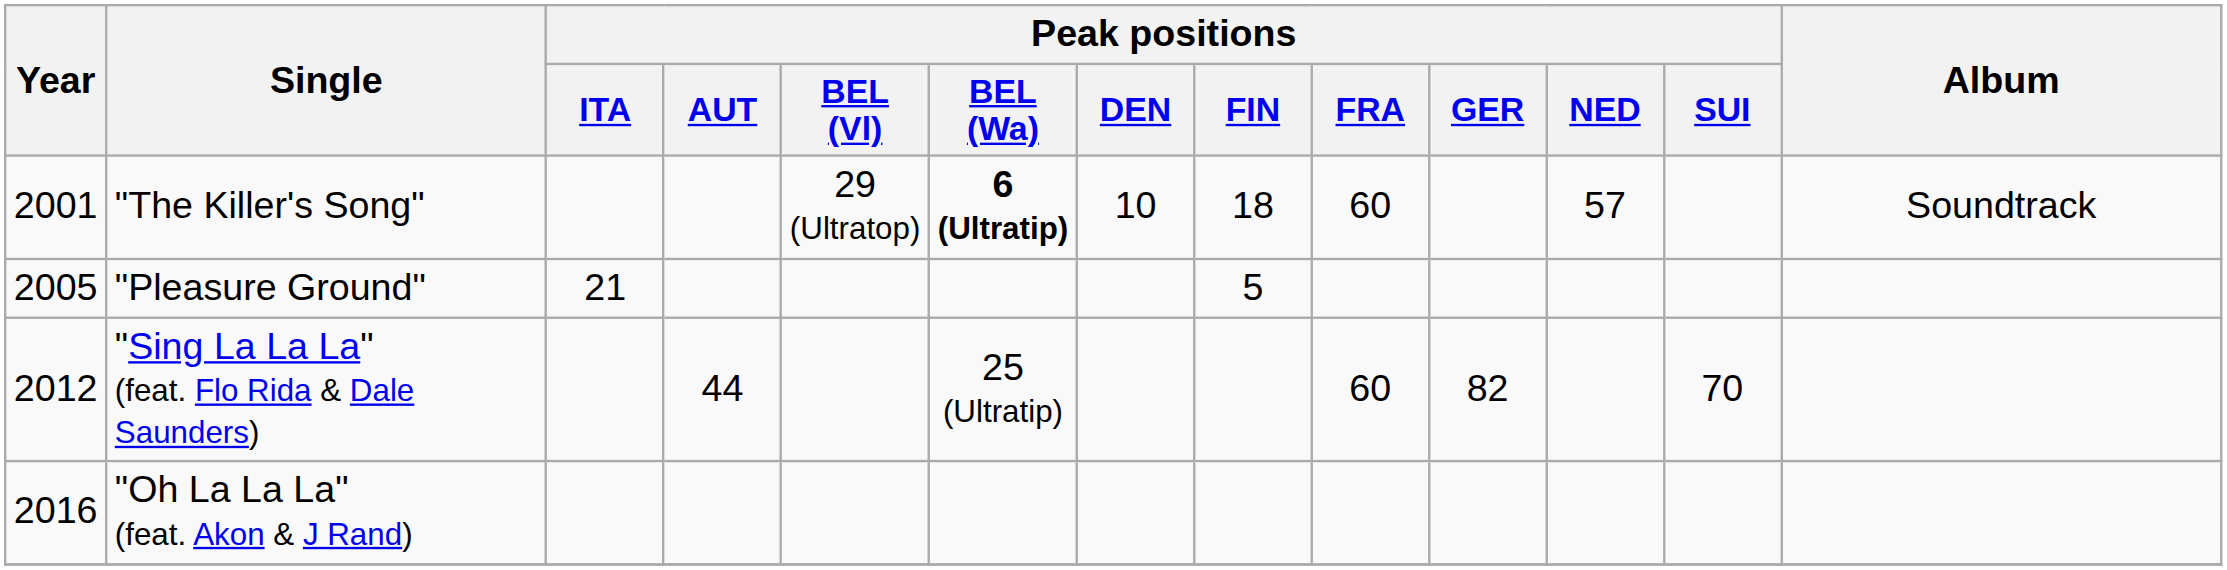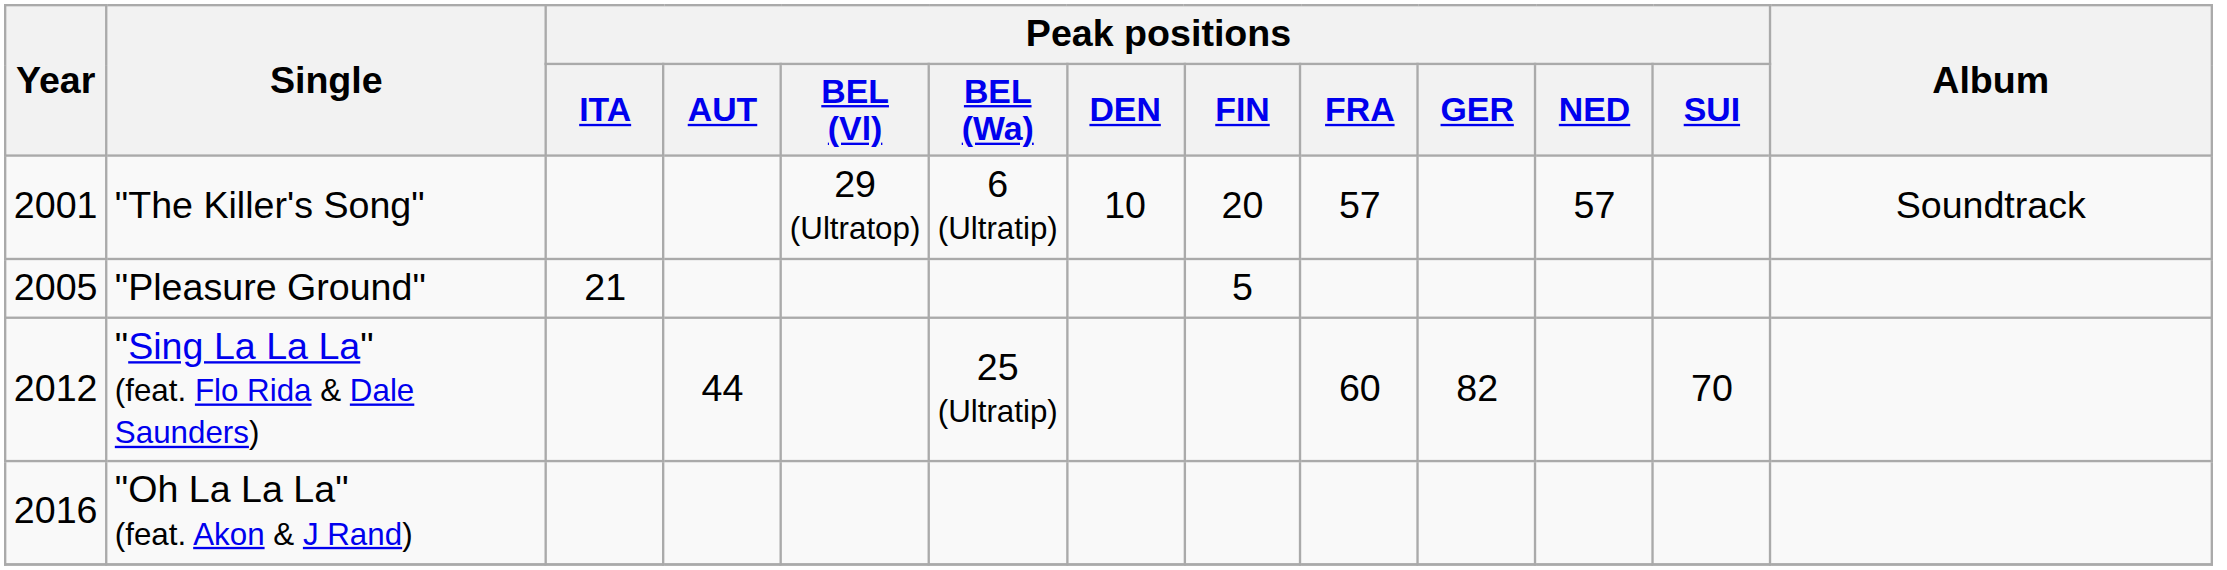(1003, 206) bold -> (998, 206) normal
(1253, 206) 18 -> (1242, 206) 20
(1370, 206) 60 -> (1360, 206) 57
